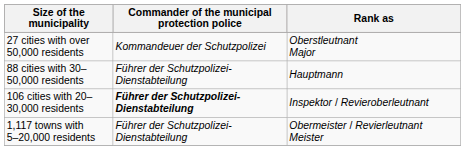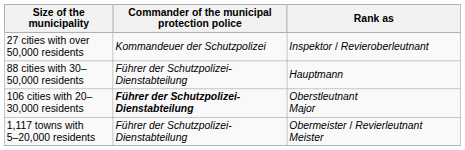(323, 46) Oberstleutnant Major -> (359, 46) Inspektor / Revieroberleutnant
(359, 103) Inspektor / Revieroberleutnant -> (323, 103) Oberstleutnant Major
